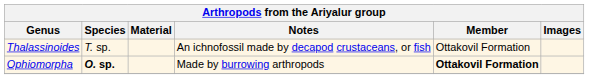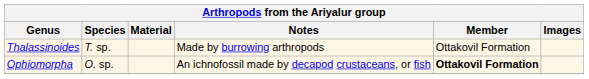(304, 47) An ichnofossil made by decapod crustaceans, or fish -> (251, 47) Made by burrowing arthropods
(100, 64) bold -> (99, 64) normal
(251, 64) Made by burrowing arthropods -> (304, 64) An ichnofossil made by decapod crustaceans, or fish
